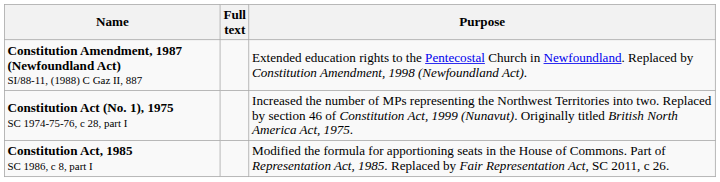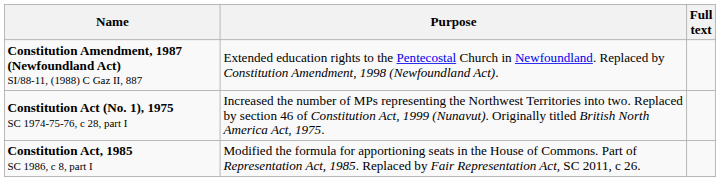columns swapped: (235, 22) <-> (482, 22)
